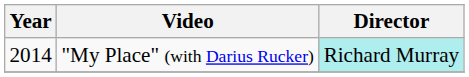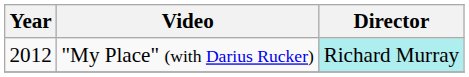(31, 54) 2014 -> (31, 54) 2012
